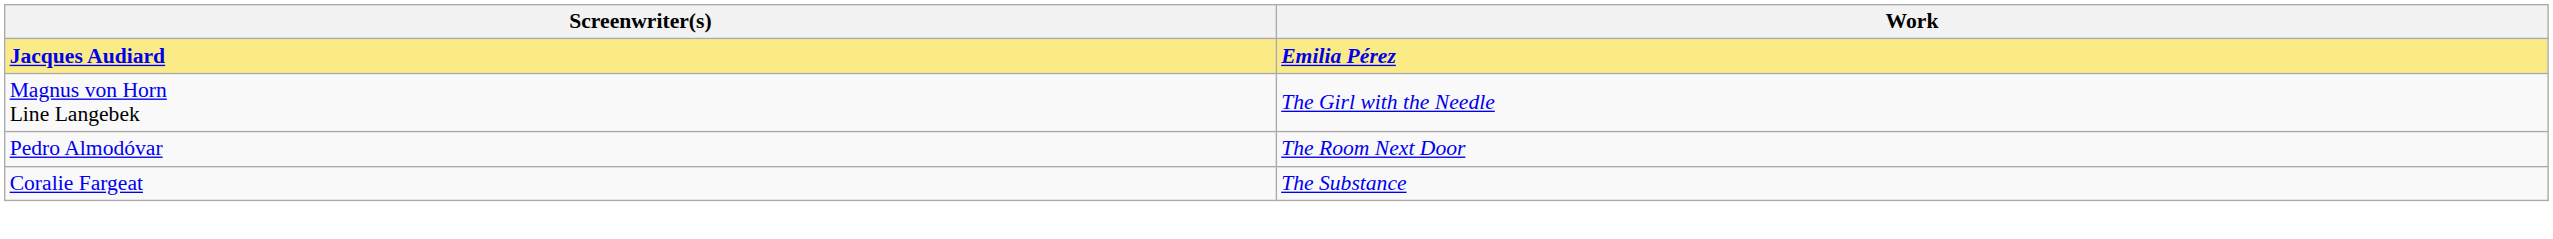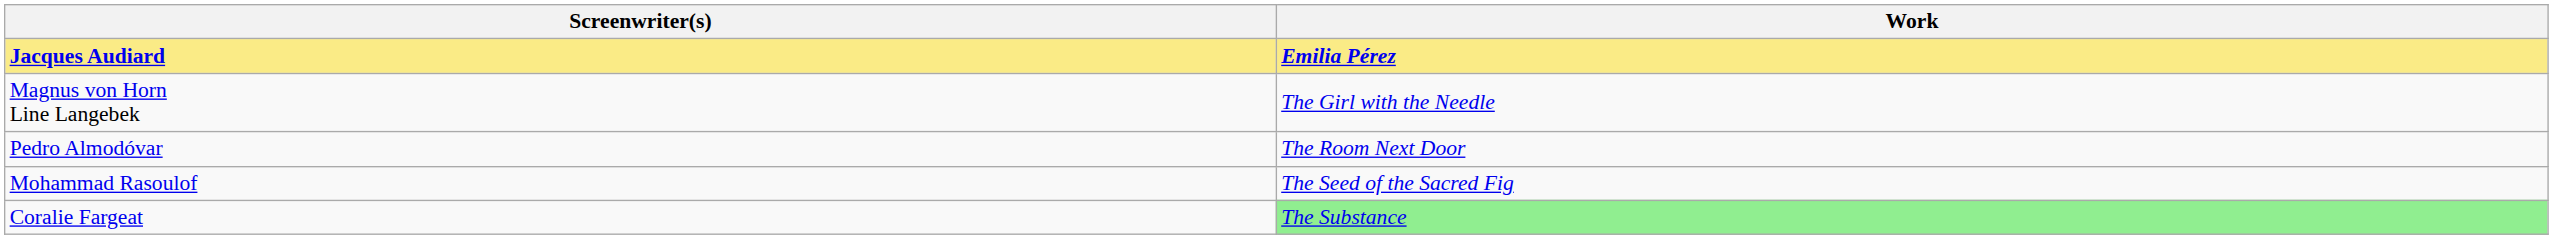+ row: (104, 182)
(1344, 182) no background -> (1344, 217) lightgreen background
